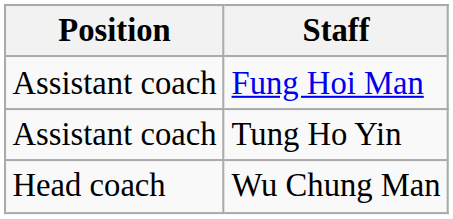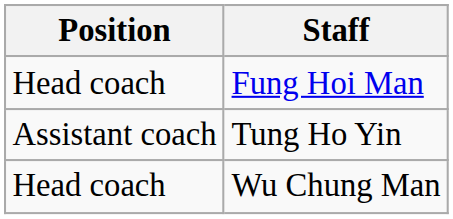(115, 82) Assistant coach -> (89, 82) Head coach
